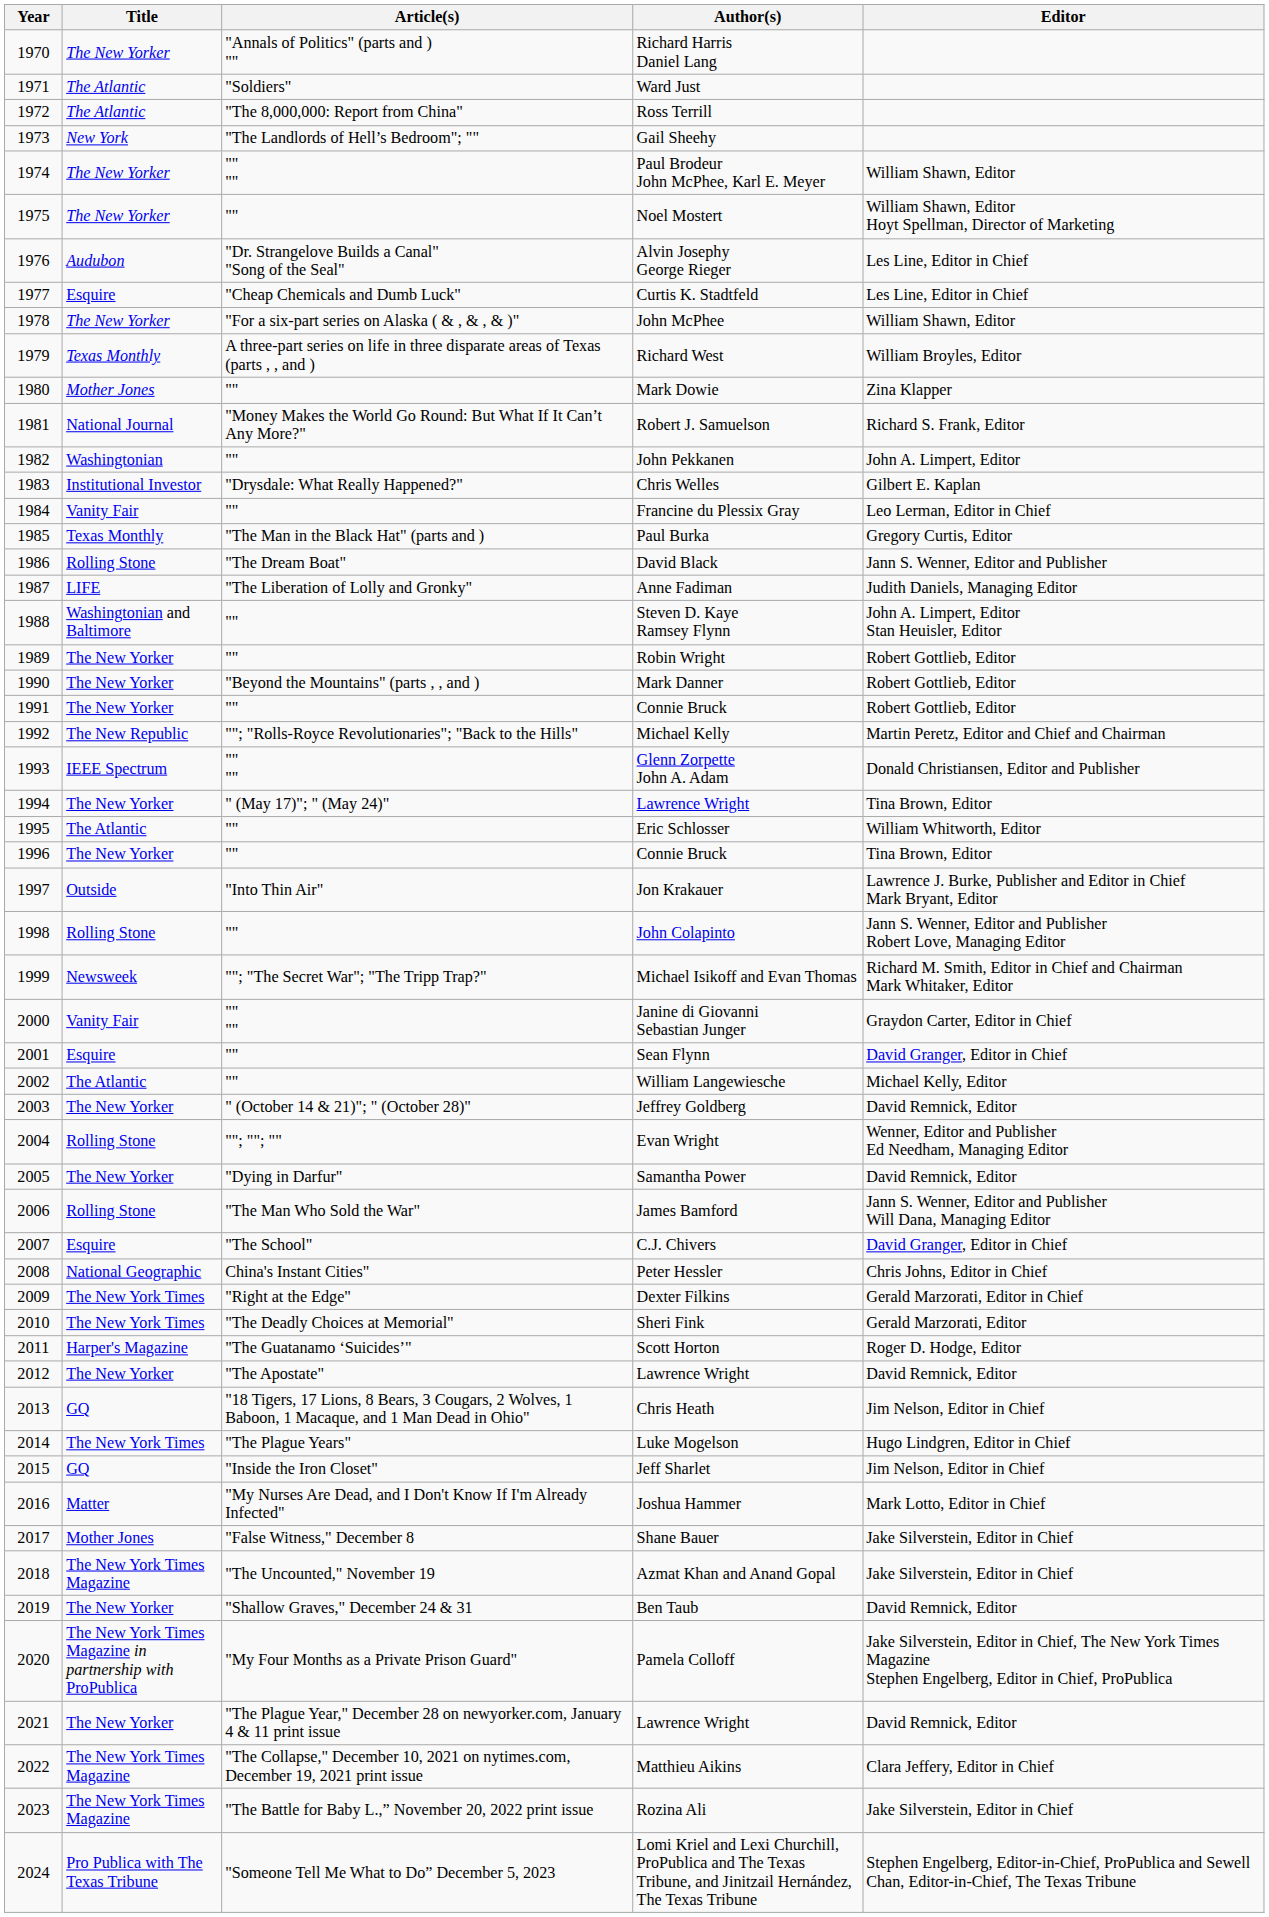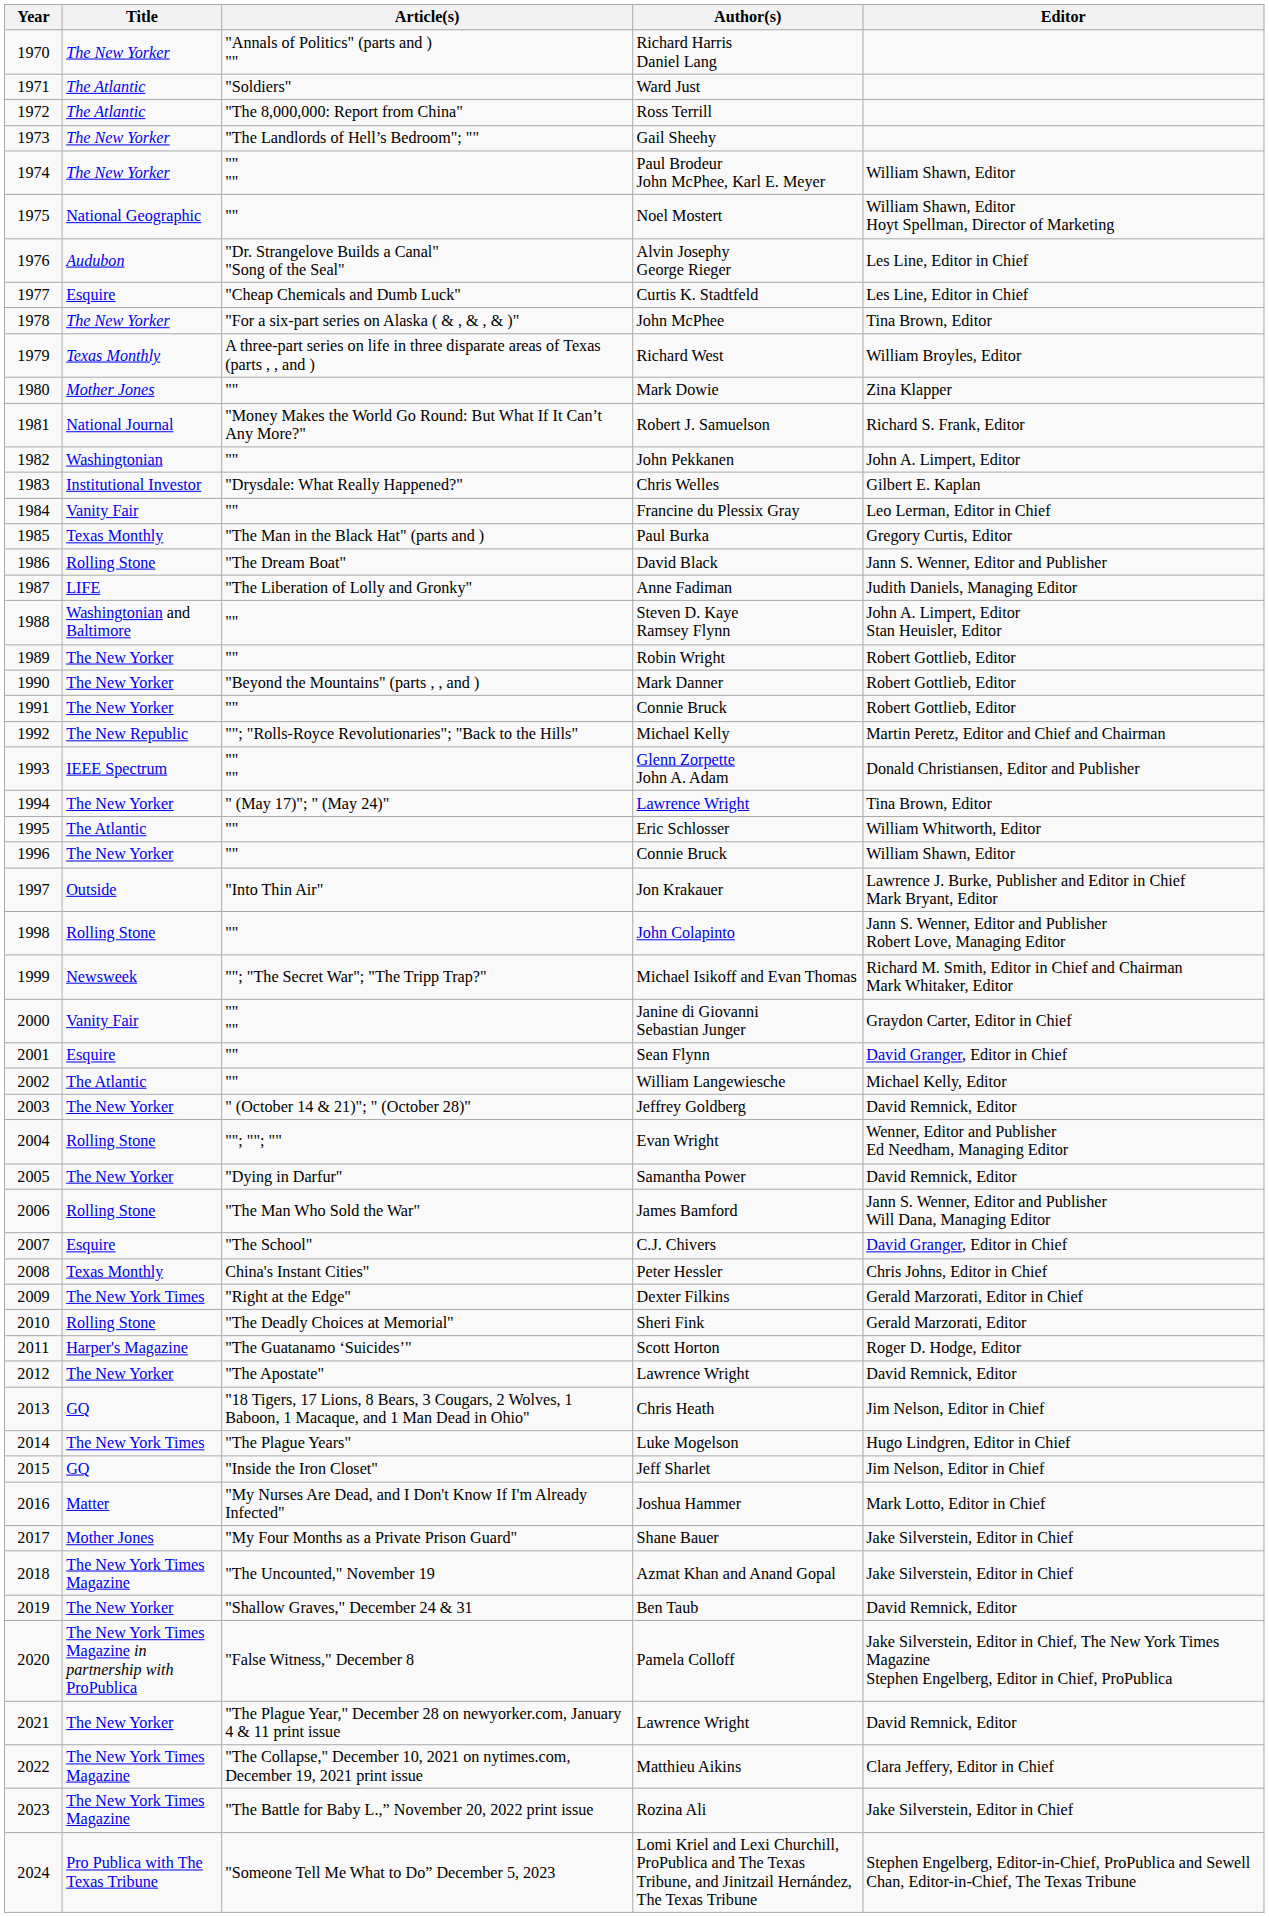(97, 138) New York -> (118, 138) The New Yorker
(118, 216) The New Yorker -> (134, 216) National Geographic
(941, 320) William Shawn, Editor -> (929, 320) Tina Brown, Editor
(929, 854) Tina Brown, Editor -> (941, 854) William Shawn, Editor
(134, 1271) National Geographic -> (115, 1271) Texas Monthly
(135, 1322) The New York Times -> (111, 1322) Rolling Stone
(320, 1538) "False Witness," December 8 -> (371, 1538) "My Four Months as a Private Prison Guard"
(371, 1660) "My Four Months as a Private Prison Guard" -> (320, 1660) "False Witness," December 8
